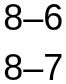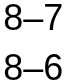rows swapped: (33, 67) <-> (33, 18)
